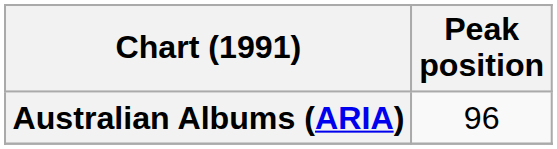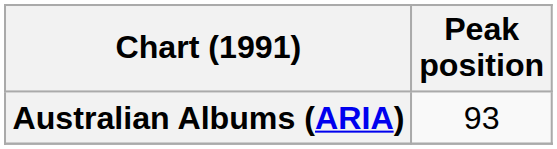(482, 117) 96 -> (482, 117) 93
